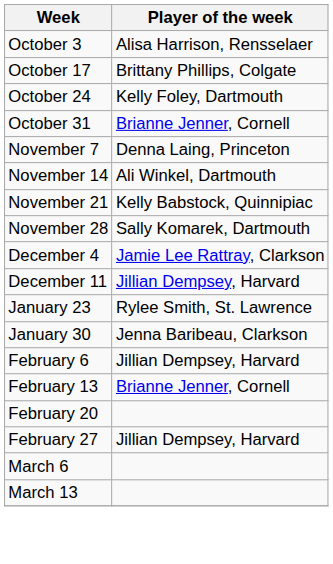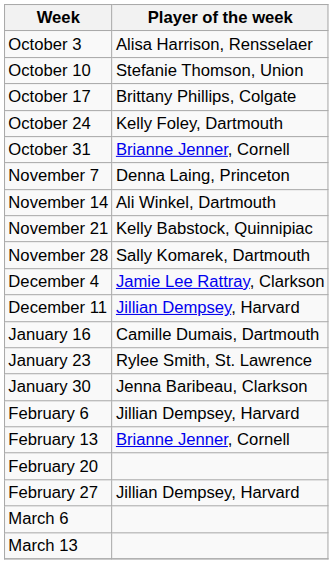+ row: (50, 70)
+ row: (50, 334)
